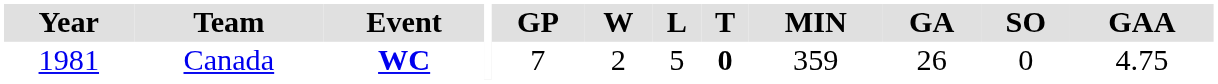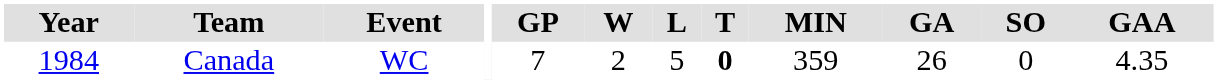(69, 60) 1981 -> (69, 60) 1984
(404, 60) bold -> (404, 60) normal
(1142, 60) 4.75 -> (1142, 60) 4.35
